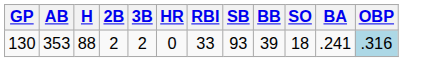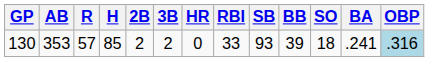+ column: (87, 17)
(87, 43) 88 -> (113, 43) 85
